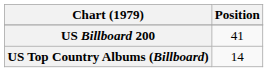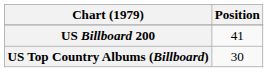(237, 56) 14 -> (237, 56) 30
